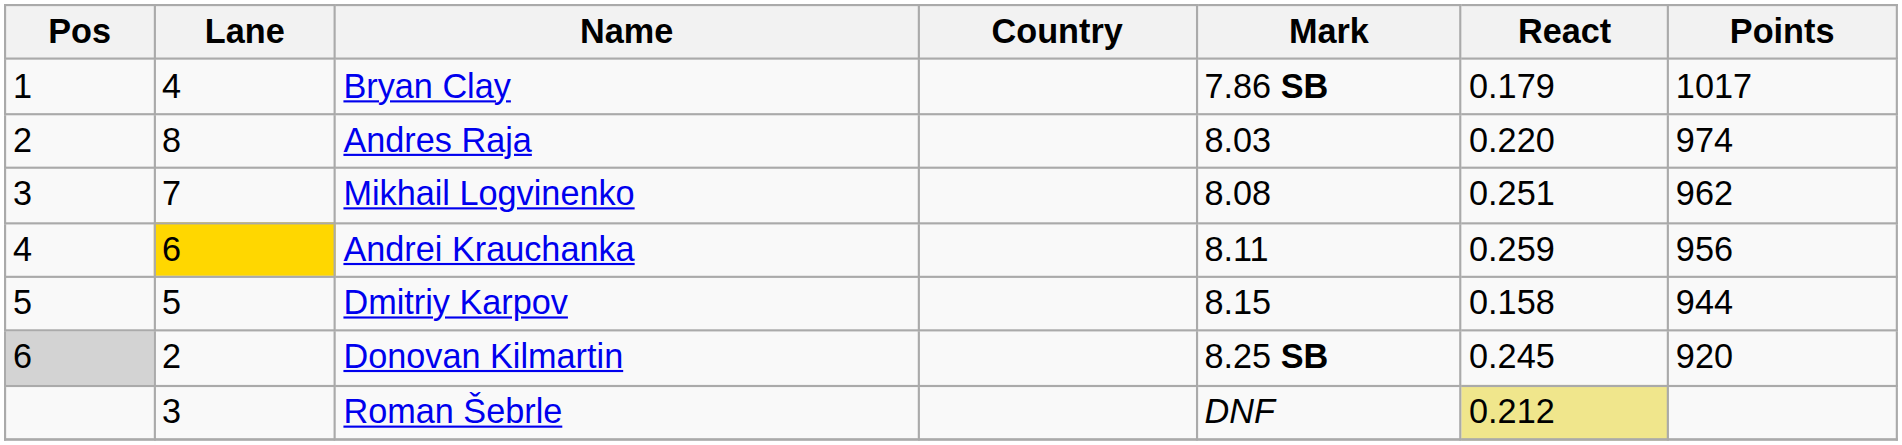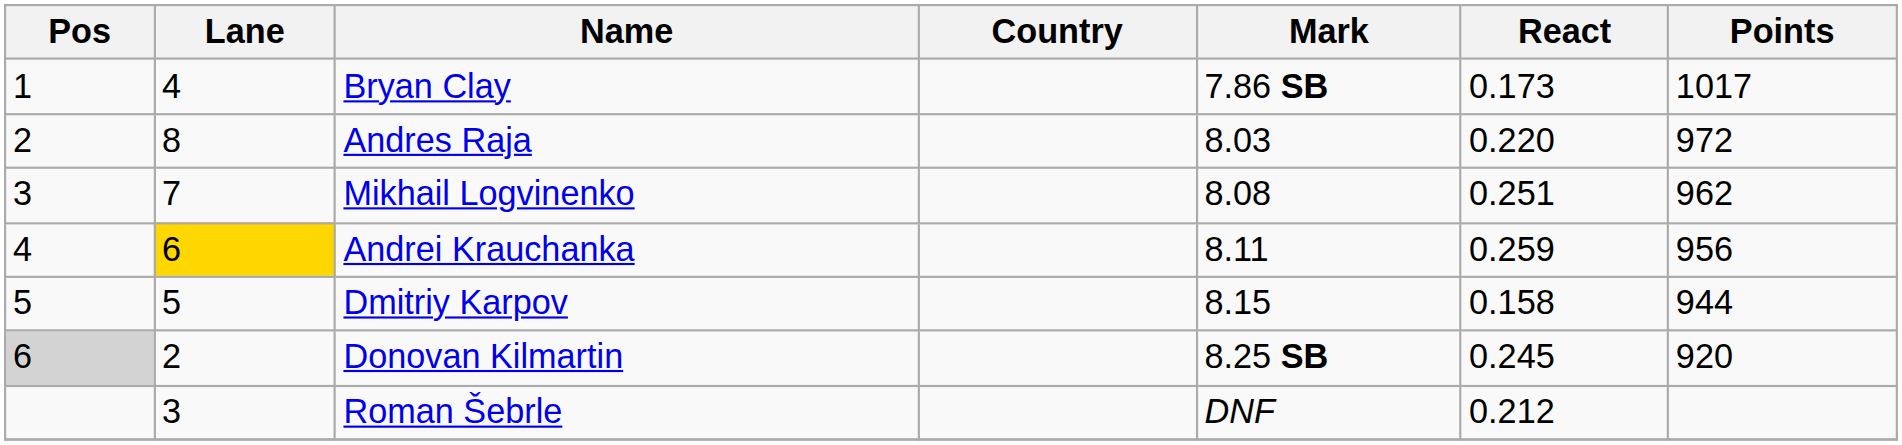(1512, 85) 0.179 -> (1512, 85) 0.173
(1704, 140) 974 -> (1704, 140) 972
(1512, 411) khaki background -> (1512, 411) no background
